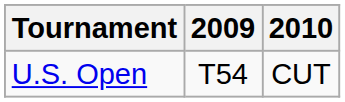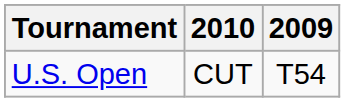columns swapped: (223, 28) <-> (301, 28)
